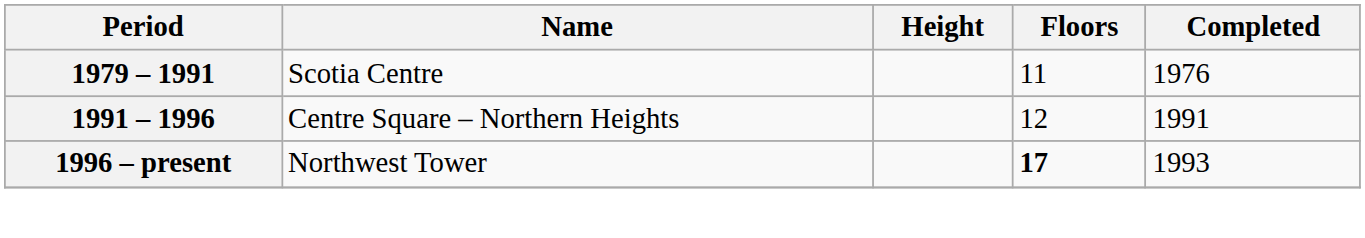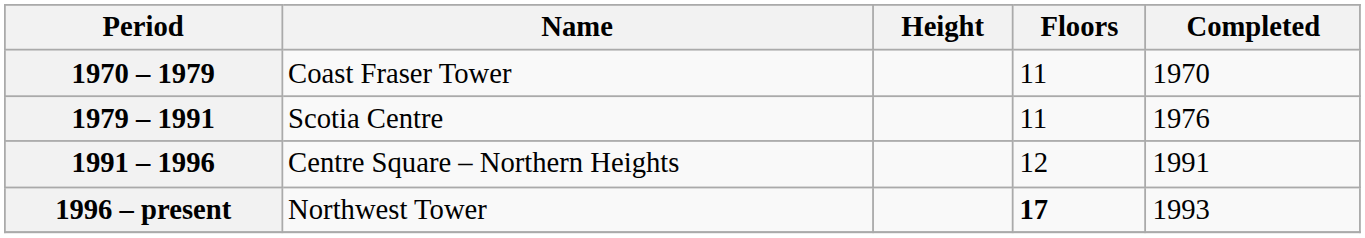+ row: (143, 72)
